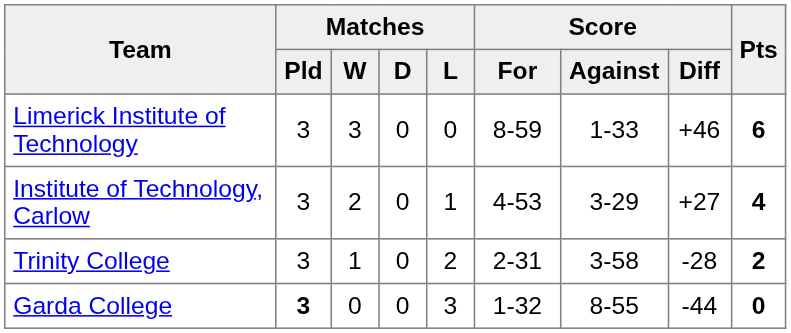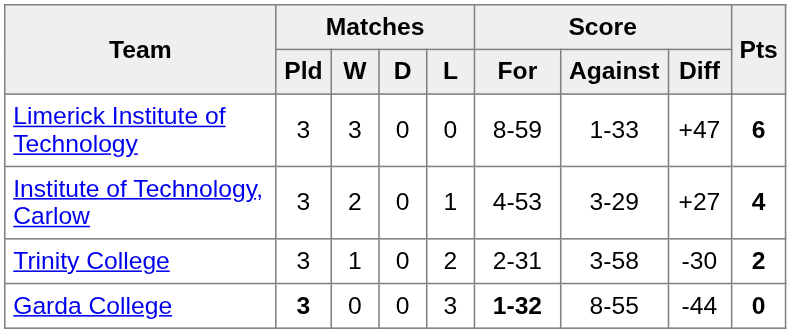(699, 130) +46 -> (699, 130) +47
(699, 260) -28 -> (699, 260) -30
(517, 305) normal -> (517, 305) bold
